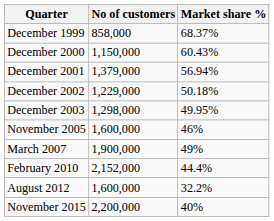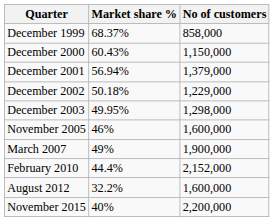columns swapped: (133, 14) <-> (224, 14)
